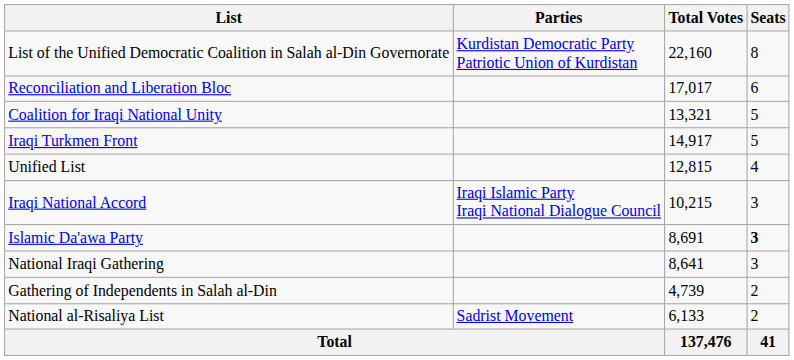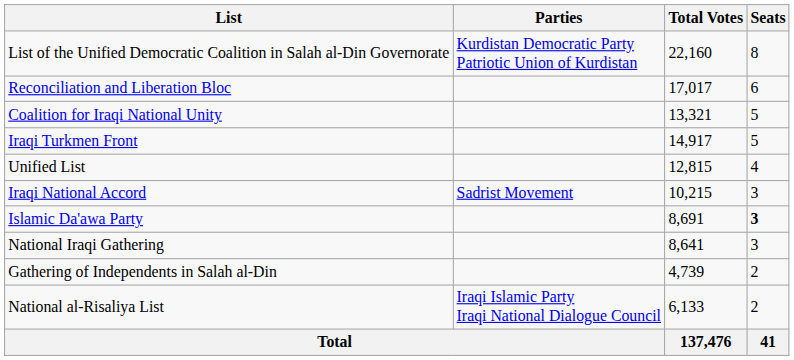(559, 202) Iraqi Islamic Party Iraqi National Dialogue Council -> (515, 193) Sadrist Movement
(515, 316) Sadrist Movement -> (559, 307) Iraqi Islamic Party Iraqi National Dialogue Council
